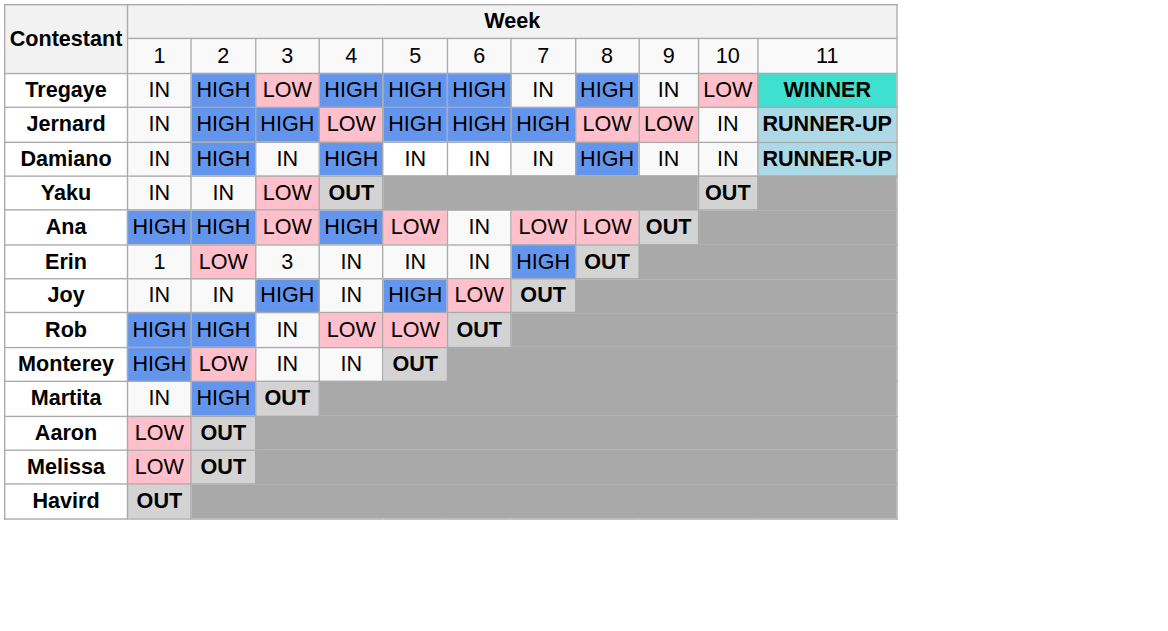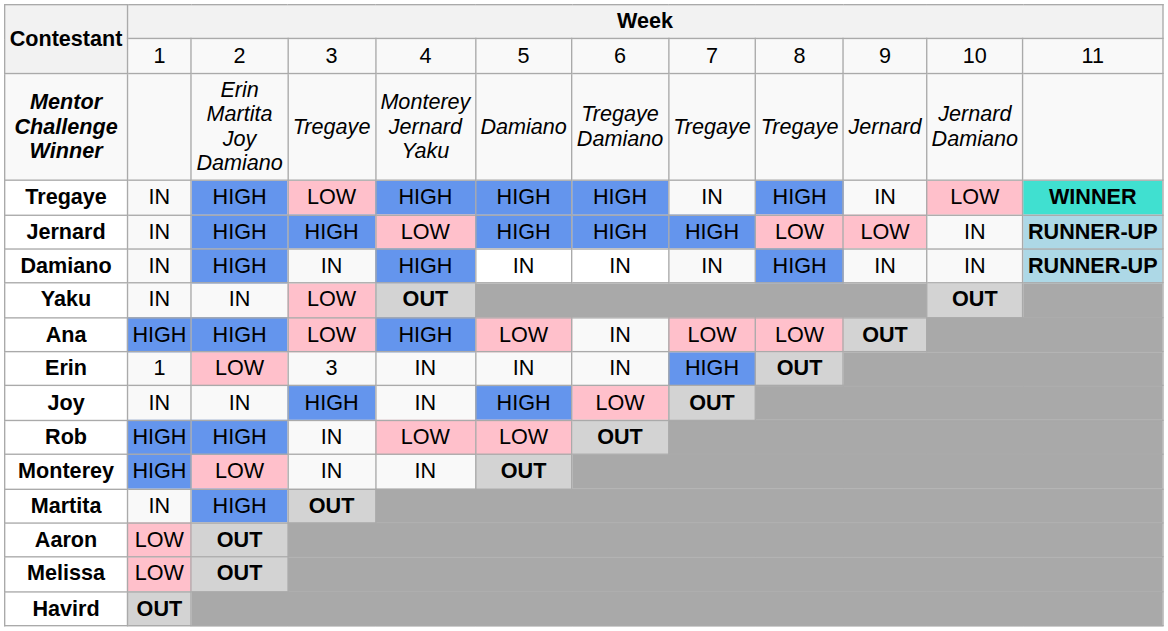+ row: (66, 126)
